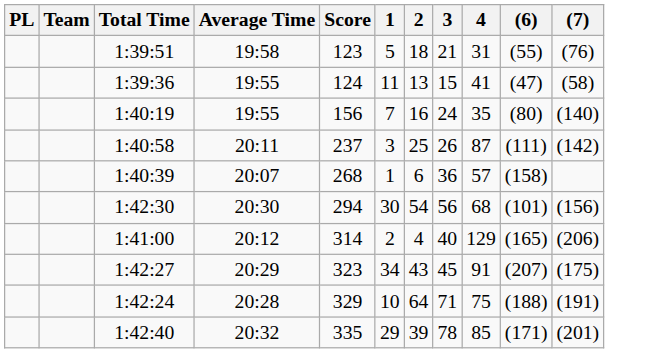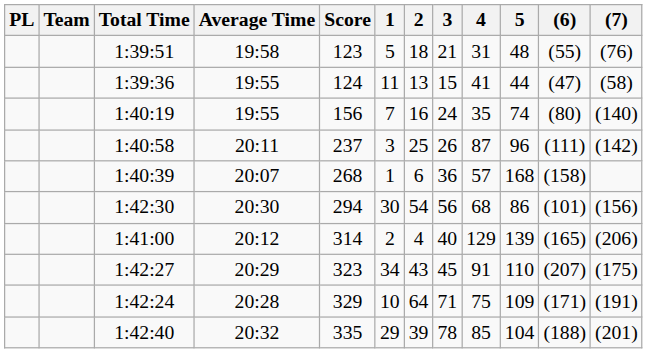+ column: (520, 20)
(526, 301) (188) -> (565, 301) (171)
(526, 332) (171) -> (565, 332) (188)
